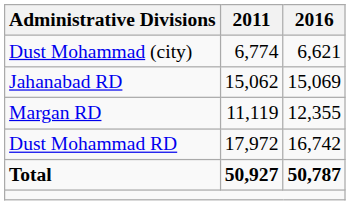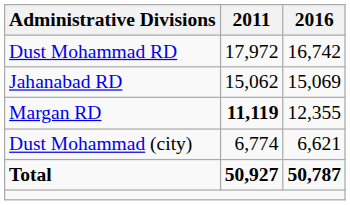rows swapped: (93, 143) <-> (101, 50)
(252, 112) normal -> (253, 112) bold
